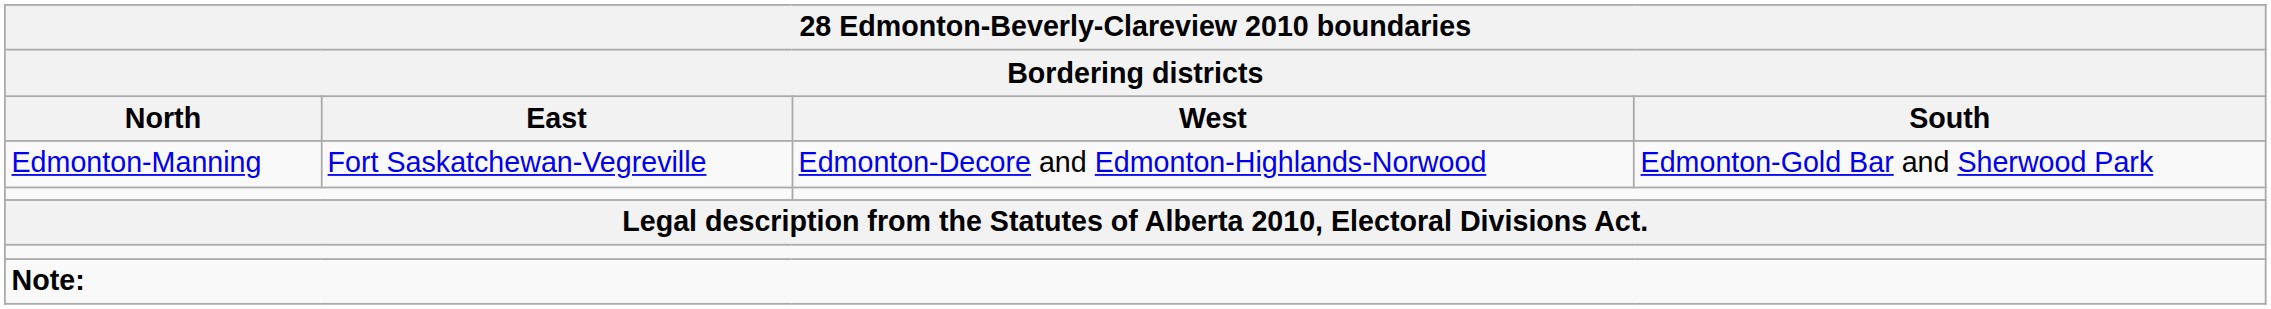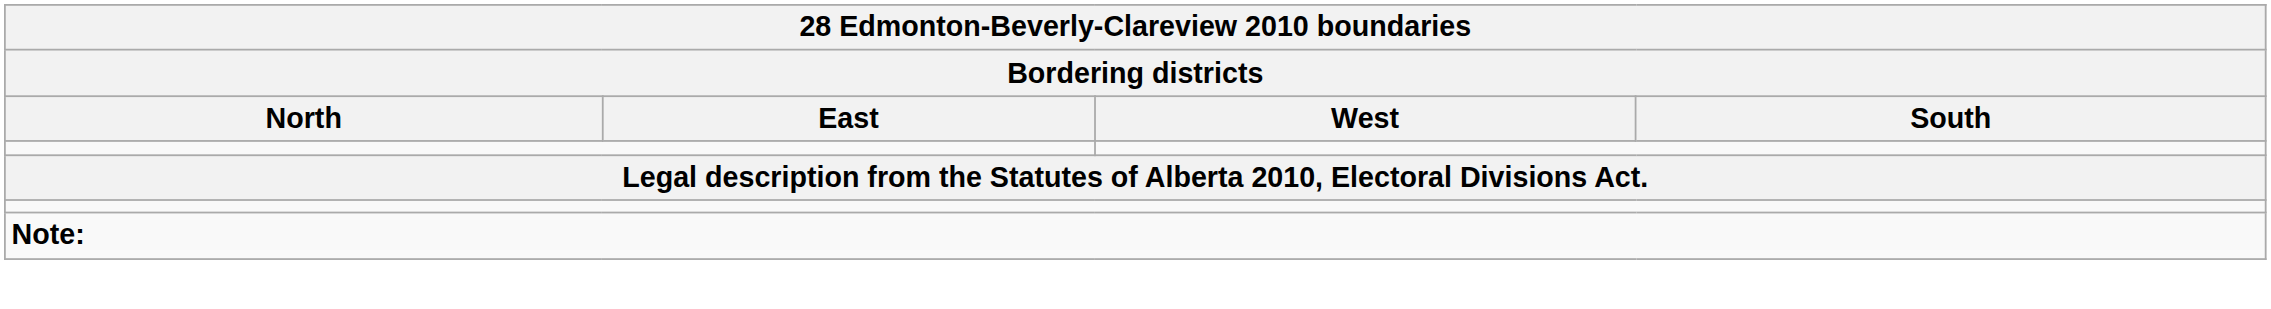- row: (136, 163)
